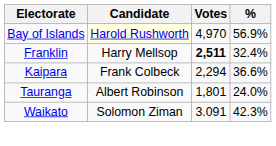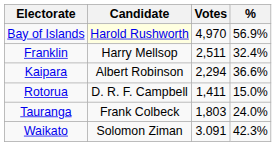(211, 53) bold -> (211, 53) normal
(140, 72) Frank Colbeck -> (140, 72) Albert Robinson
+ row: (46, 92)
(140, 92) Albert Robinson -> (140, 111) Frank Colbeck
(211, 92) 1,801 -> (211, 111) 1,803
